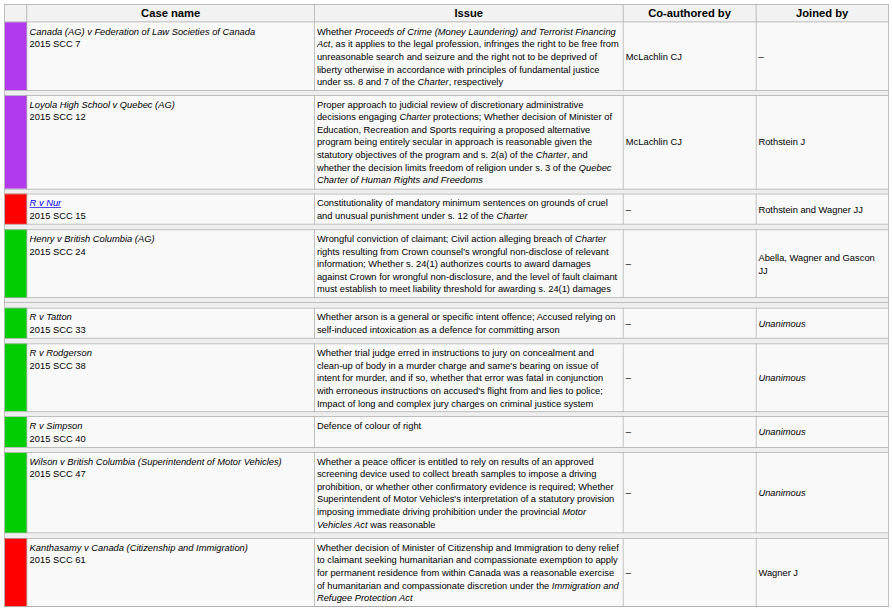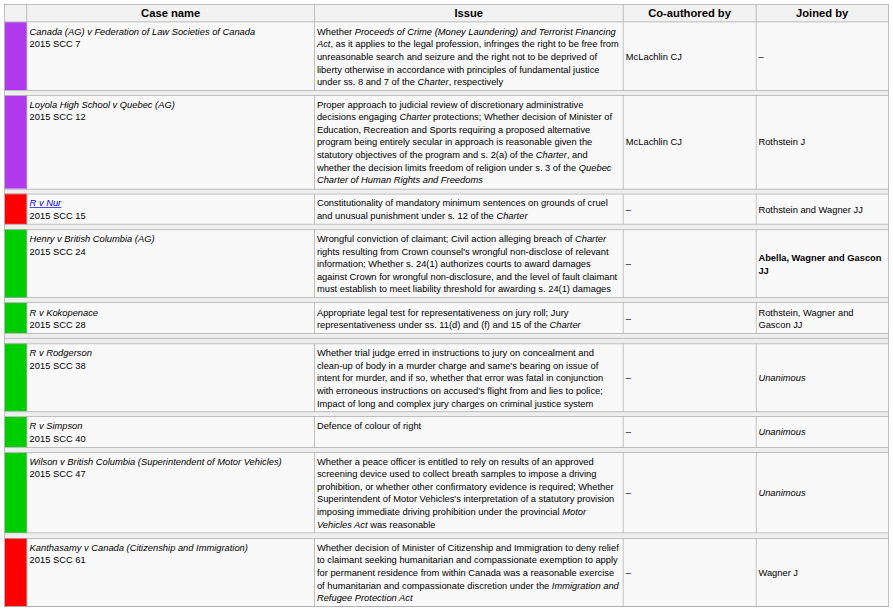(817, 264) normal -> (820, 263) bold
+ row: (64, 318)
- row: (58, 324)
